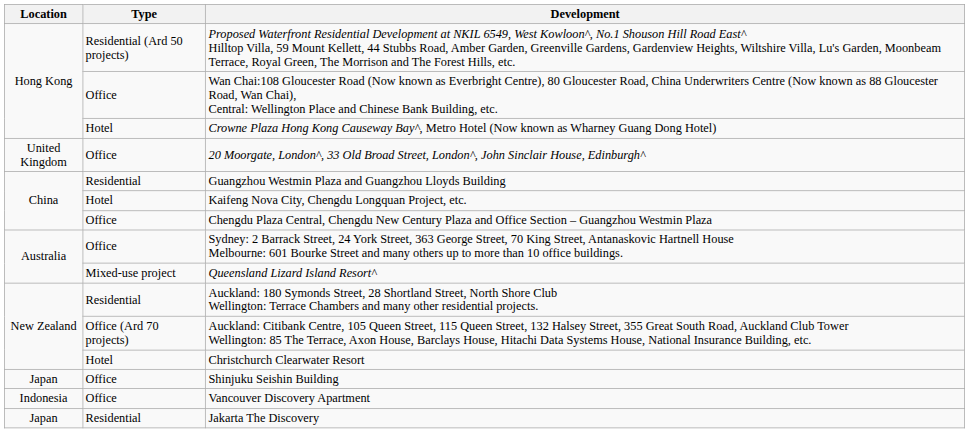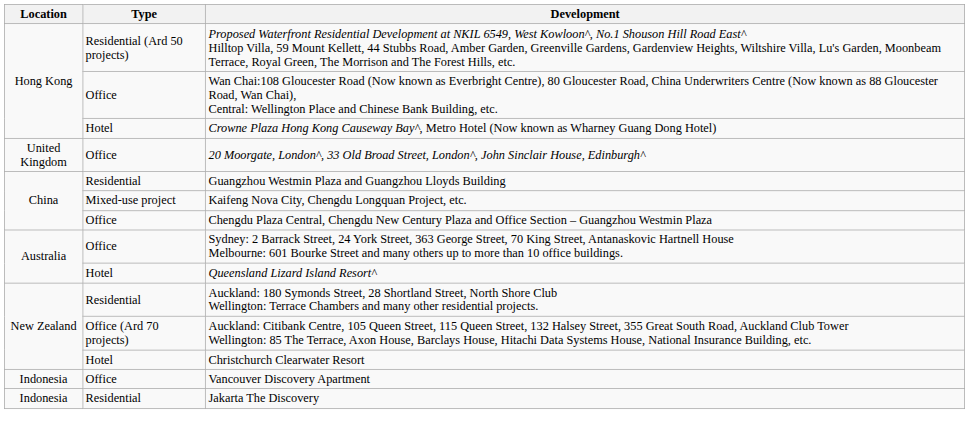(99, 200) Hotel -> (131, 200) Mixed-use project
(131, 273) Mixed-use project -> (99, 273) Hotel
- row: (274, 379)
(44, 418) Japan -> (44, 398) Indonesia
